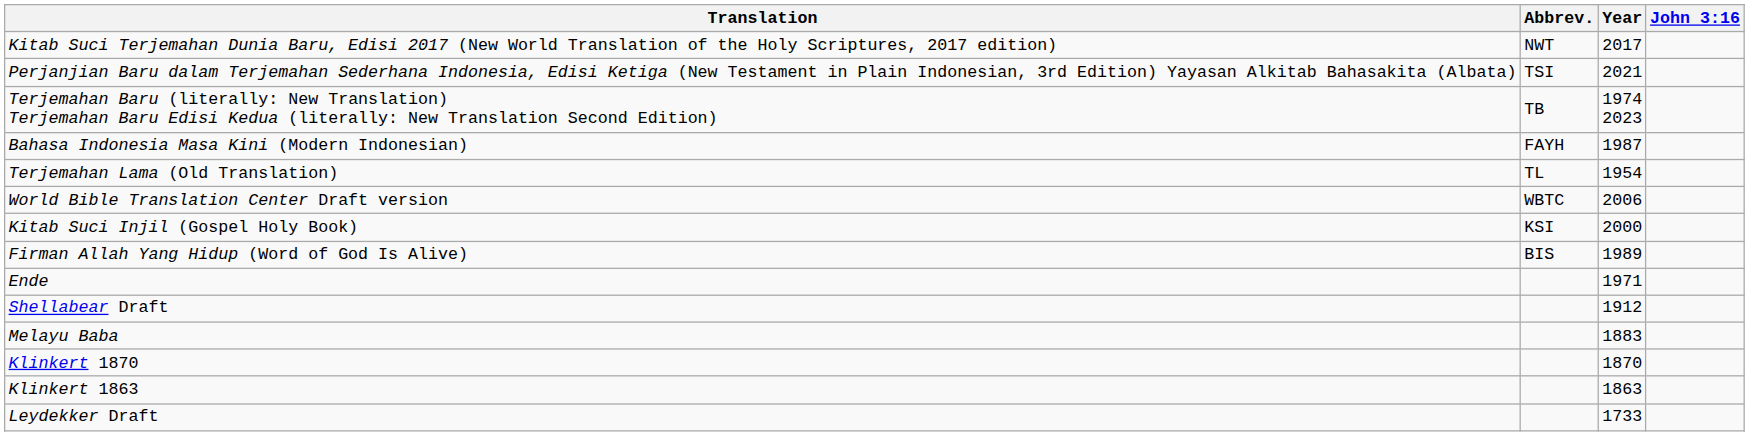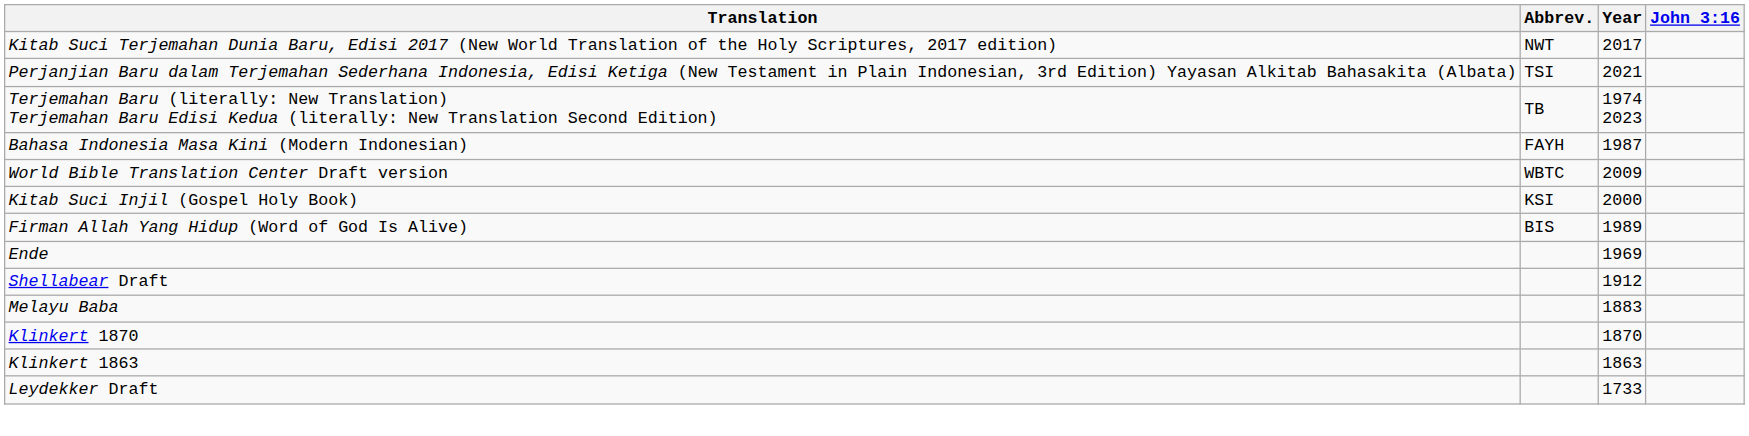- row: (173, 173)
(1622, 200) 2006 -> (1622, 173) 2009
(1622, 281) 1971 -> (1622, 254) 1969
